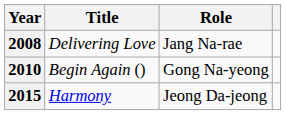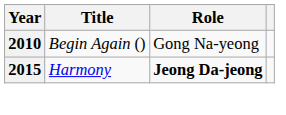- row: (25, 43)
(215, 95) normal -> (208, 69) bold
